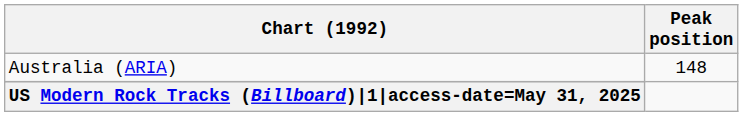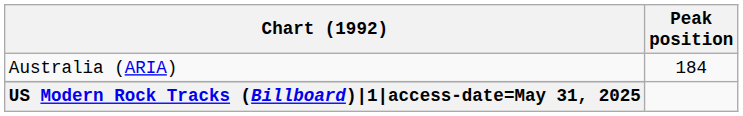(691, 68) 148 -> (691, 68) 184
